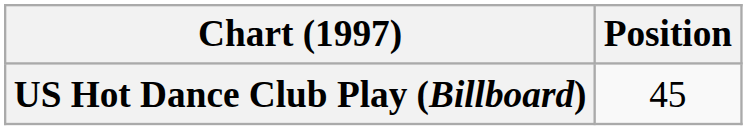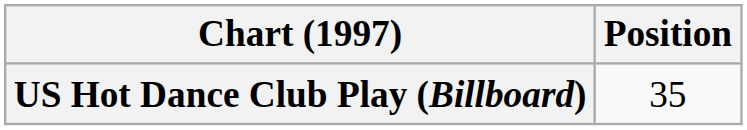(668, 93) 45 -> (668, 93) 35
